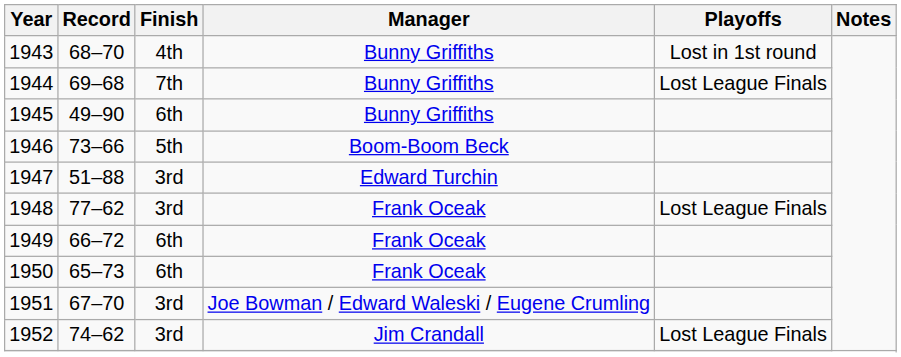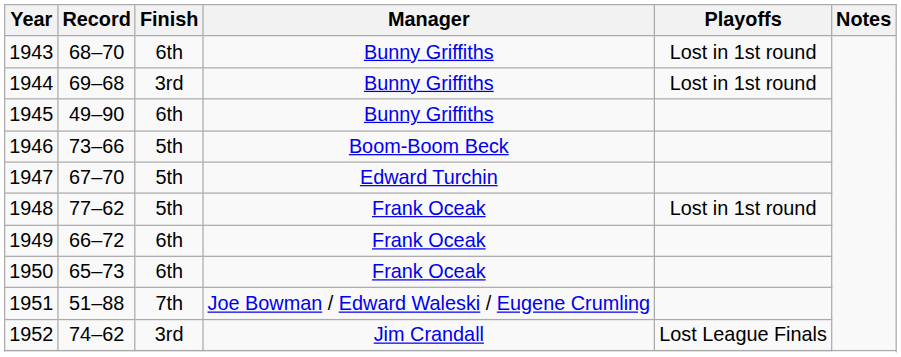(169, 51) 4th -> (169, 51) 6th
(169, 83) 7th -> (169, 83) 3rd
(743, 83) Lost League Finals -> (743, 83) Lost in 1st round
(97, 177) 51–88 -> (97, 177) 67–70
(169, 177) 3rd -> (169, 177) 5th
(169, 209) 3rd -> (169, 209) 5th
(743, 209) Lost League Finals -> (743, 209) Lost in 1st round
(97, 303) 67–70 -> (97, 303) 51–88
(169, 303) 3rd -> (169, 303) 7th
